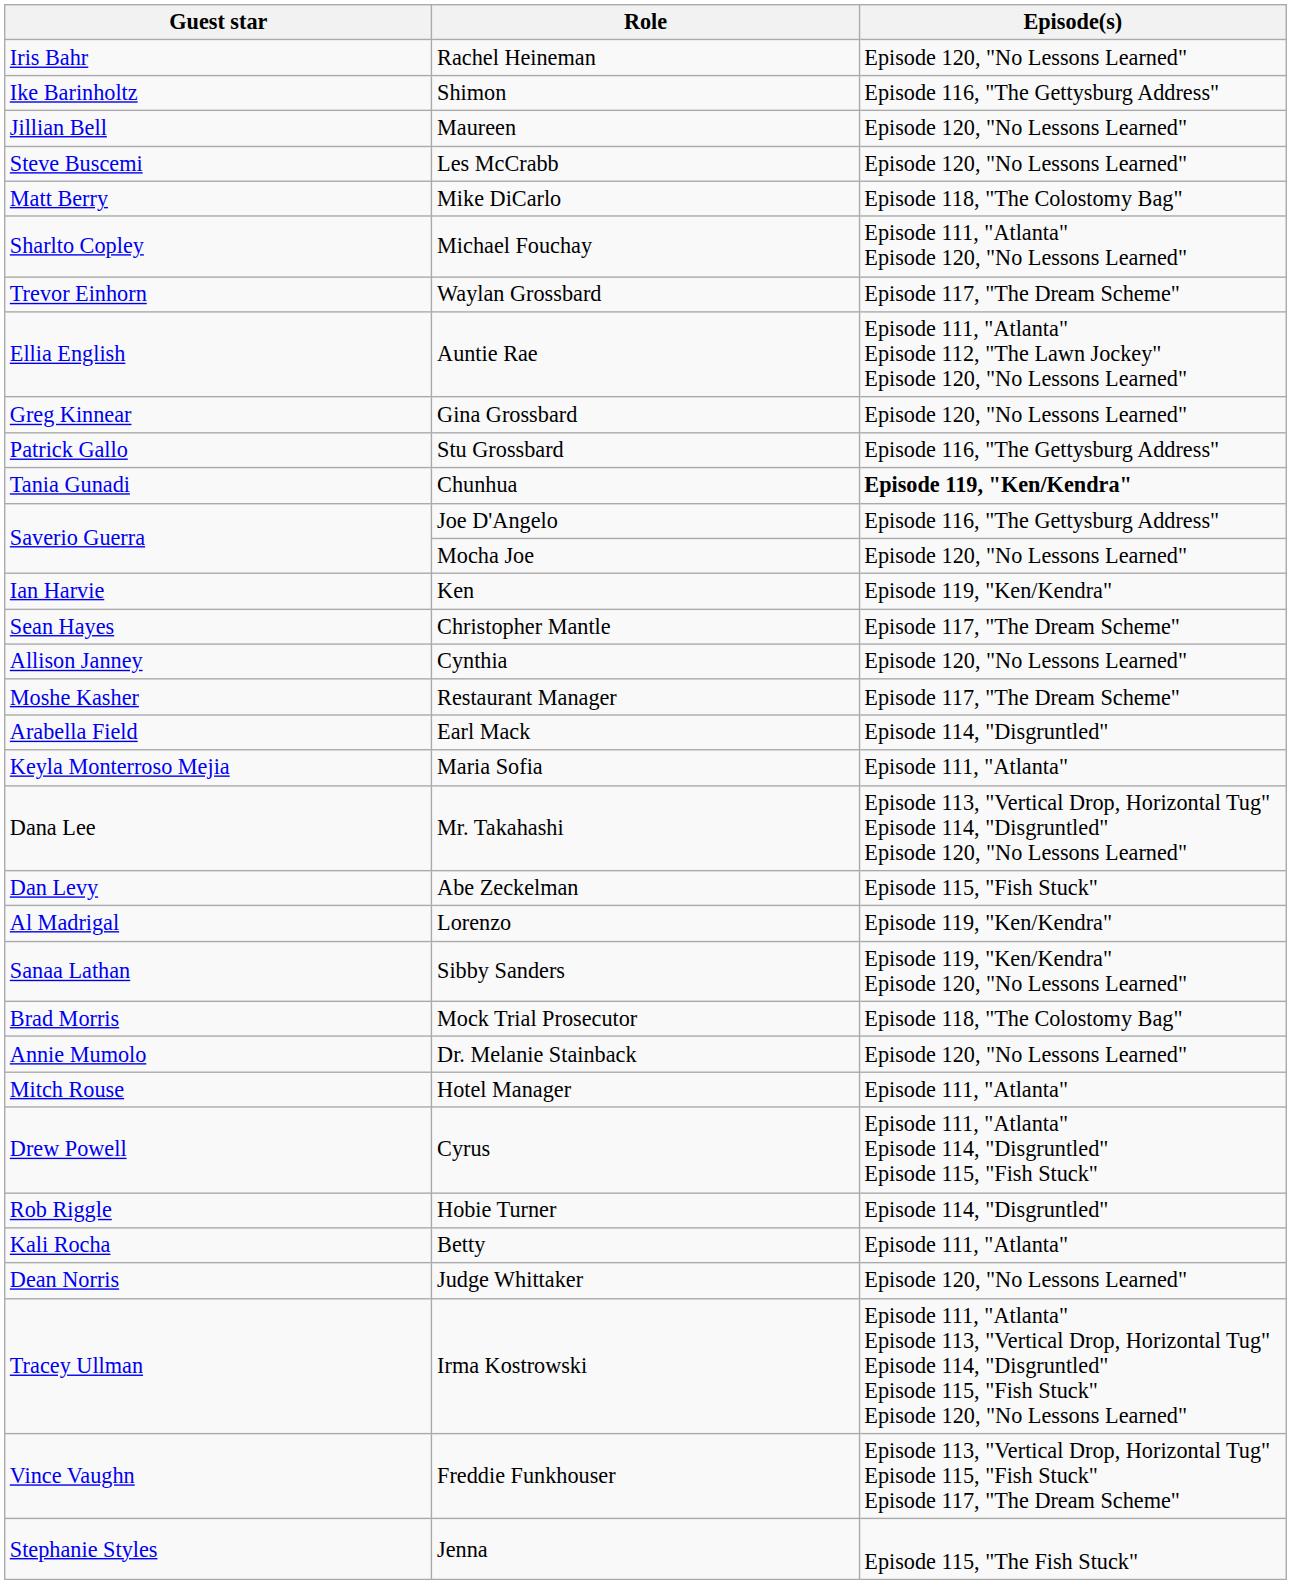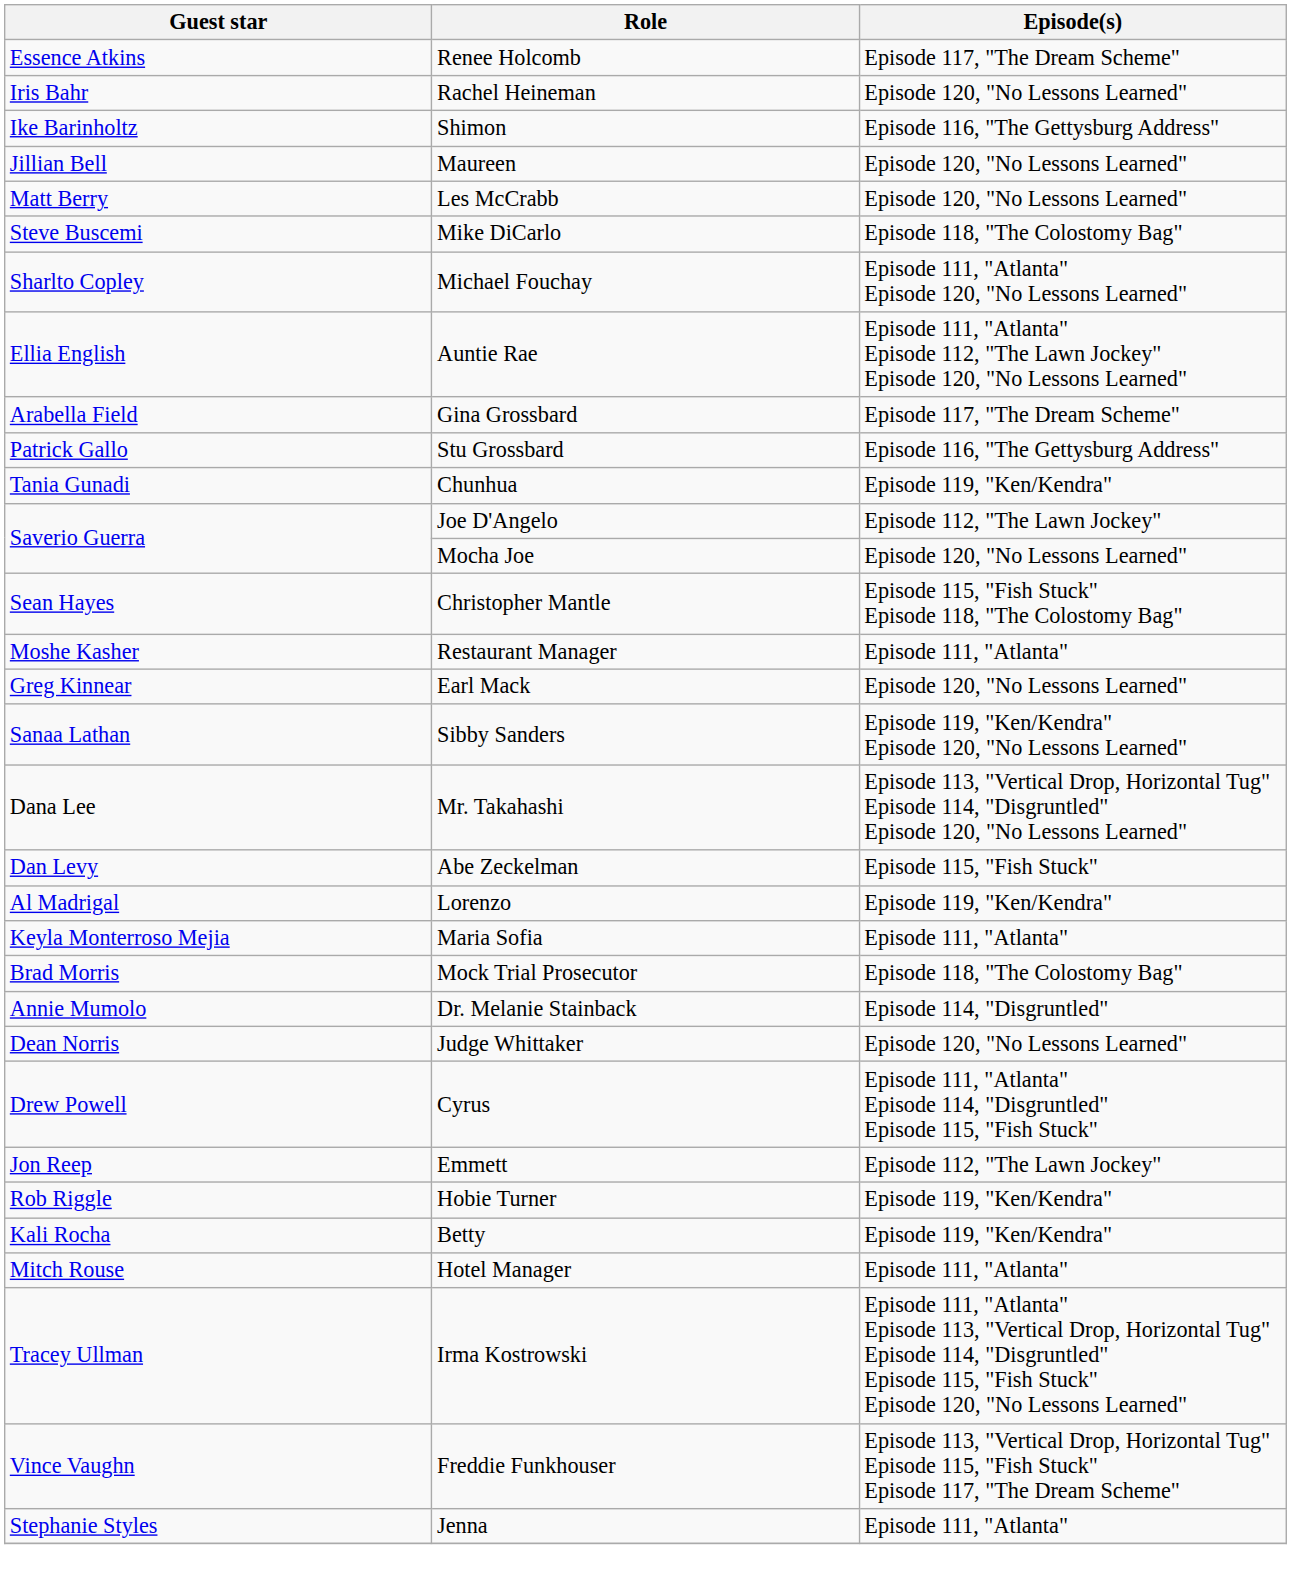+ row: (509, 57)
(76, 163) Steve Buscemi -> (59, 198) Matt Berry
(59, 198) Matt Berry -> (76, 233) Steve Buscemi
- row: (519, 294)
(71, 414) Greg Kinnear -> (74, 414) Arabella Field
(1026, 414) Episode 120, "No Lessons Learned" -> (1022, 414) Episode 117, "The Dream Scheme"
(998, 485) bold -> (988, 485) normal
(1042, 520) Episode 116, "The Gettysburg Address" -> (1013, 520) Episode 112, "The Lawn Jockey"
- row: (456, 590)
(1022, 626) Episode 117, "The Dream Scheme" -> (1023, 603) Episode 115, "Fish Stuck" Episode 118, "The Colostomy Bag"
- row: (472, 661)
(1022, 696) Episode 117, "The Dream Scheme" -> (966, 651) Episode 111, "Atlanta"
(74, 732) Arabella Field -> (71, 686) Greg Kinnear
(986, 732) Episode 114, "Disgruntled" -> (1026, 686) Episode 120, "No Lessons Learned"
rows swapped: (501, 970) <-> (490, 767)
(1026, 1054) Episode 120, "No Lessons Learned" -> (986, 1008) Episode 114, "Disgruntled"
rows swapped: (510, 1280) <-> (504, 1089)
+ row: (472, 1164)
(986, 1209) Episode 114, "Disgruntled" -> (988, 1199) Episode 119, "Ken/Kendra"
(966, 1245) Episode 111, "Atlanta" -> (988, 1234) Episode 119, "Ken/Kendra"
(1001, 1561) Episode 115, "The Fish Stuck" -> (966, 1526) Episode 111, "Atlanta"
